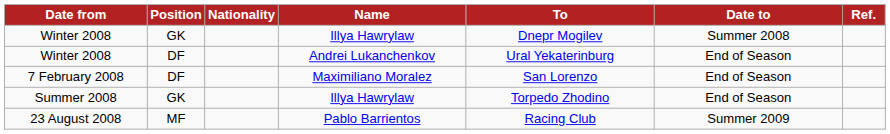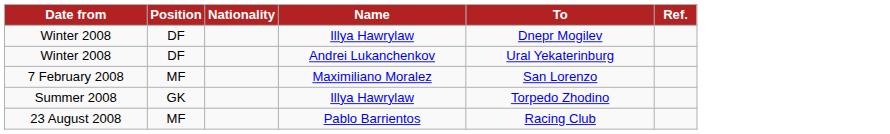- column: (748, 15)
(176, 36) GK -> (176, 36) DF
(176, 77) DF -> (176, 77) MF
